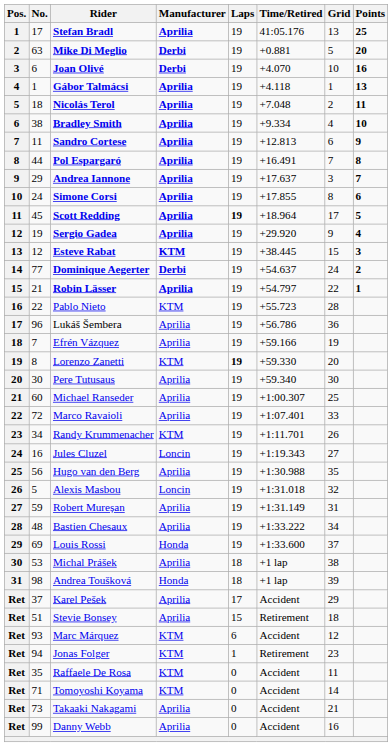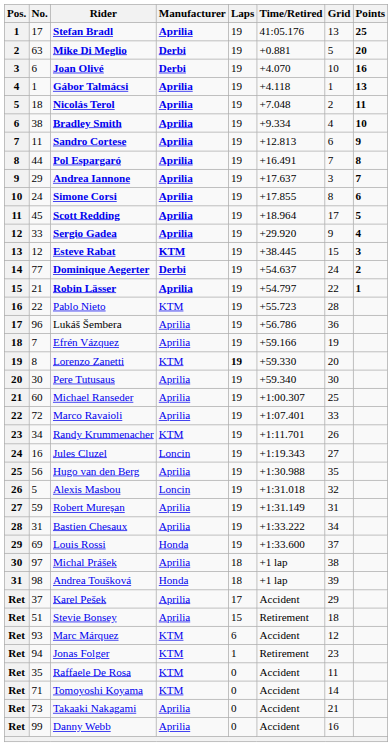(236, 215) bold -> (236, 215) normal
(37, 233) 19 -> (37, 233) 33
(37, 526) 48 -> (37, 526) 31
(37, 562) 53 -> (37, 562) 97
